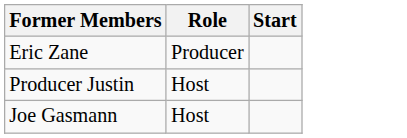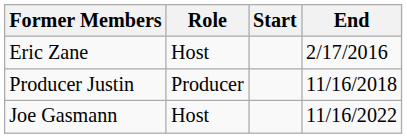+ column: (352, 20)
(207, 52) Producer -> (190, 52) Host
(190, 84) Host -> (207, 84) Producer
